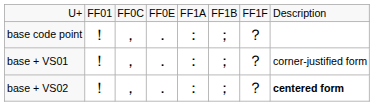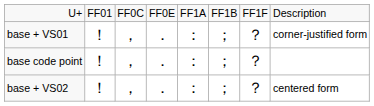rows swapped: (45, 35) <-> (38, 61)
(309, 88) bold -> (306, 88) normal
